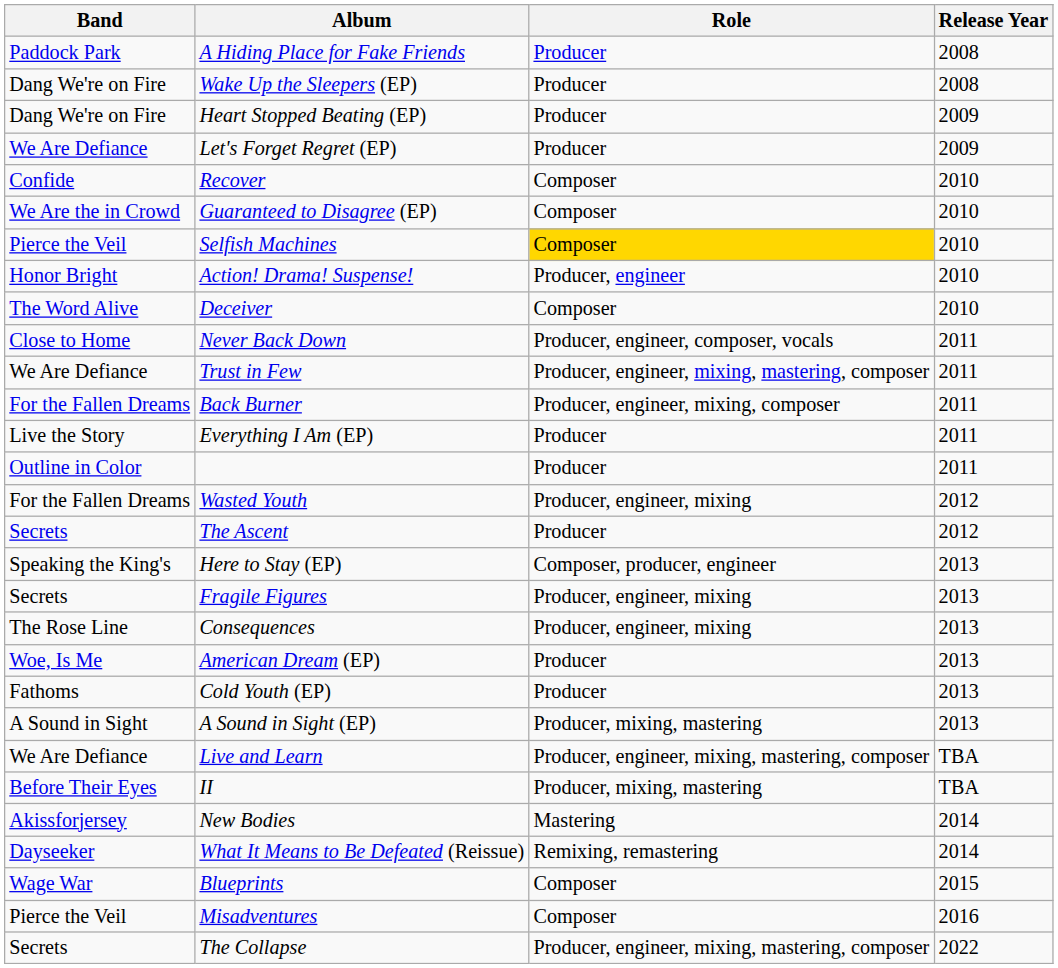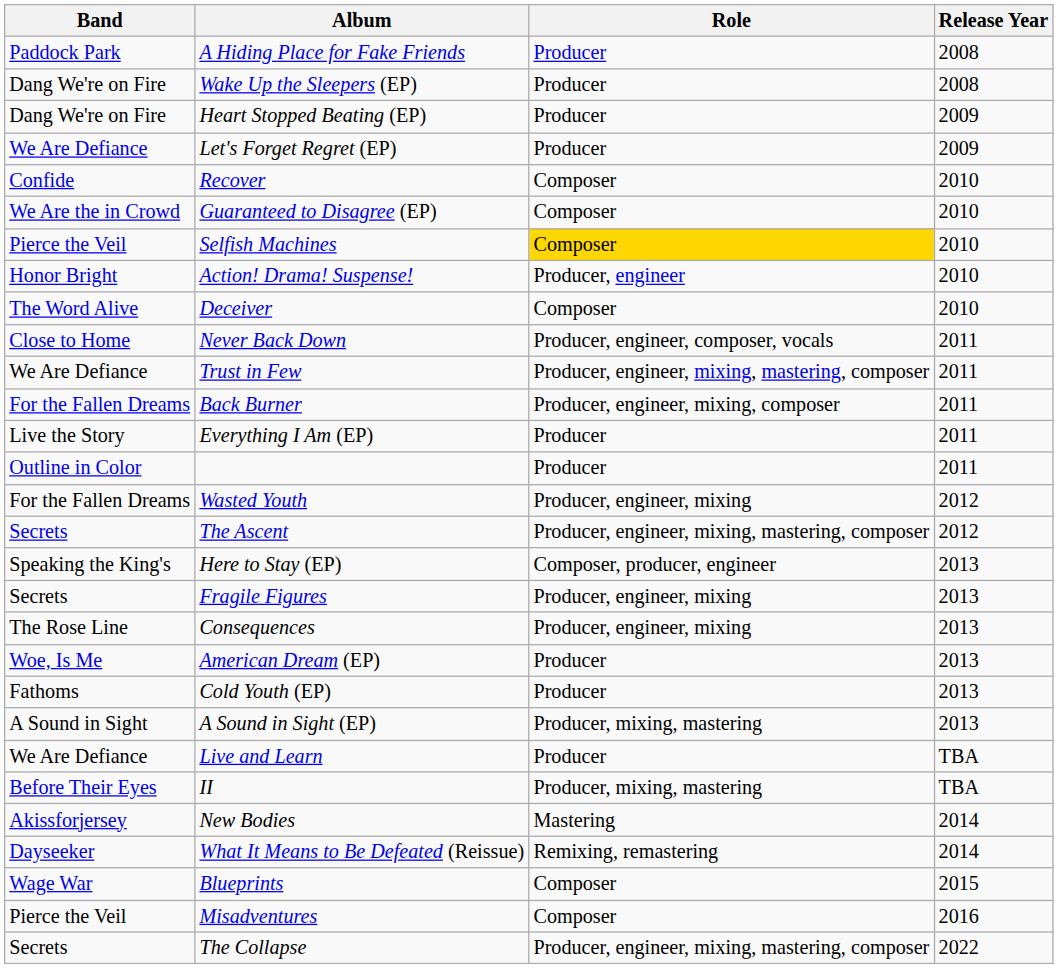(570, 532) Producer -> (731, 532) Producer, engineer, mixing, mastering, composer
(731, 755) Producer, engineer, mixing, mastering, composer -> (570, 755) Producer
